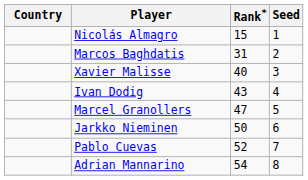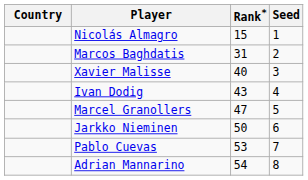(241, 147) 52 -> (241, 147) 53
